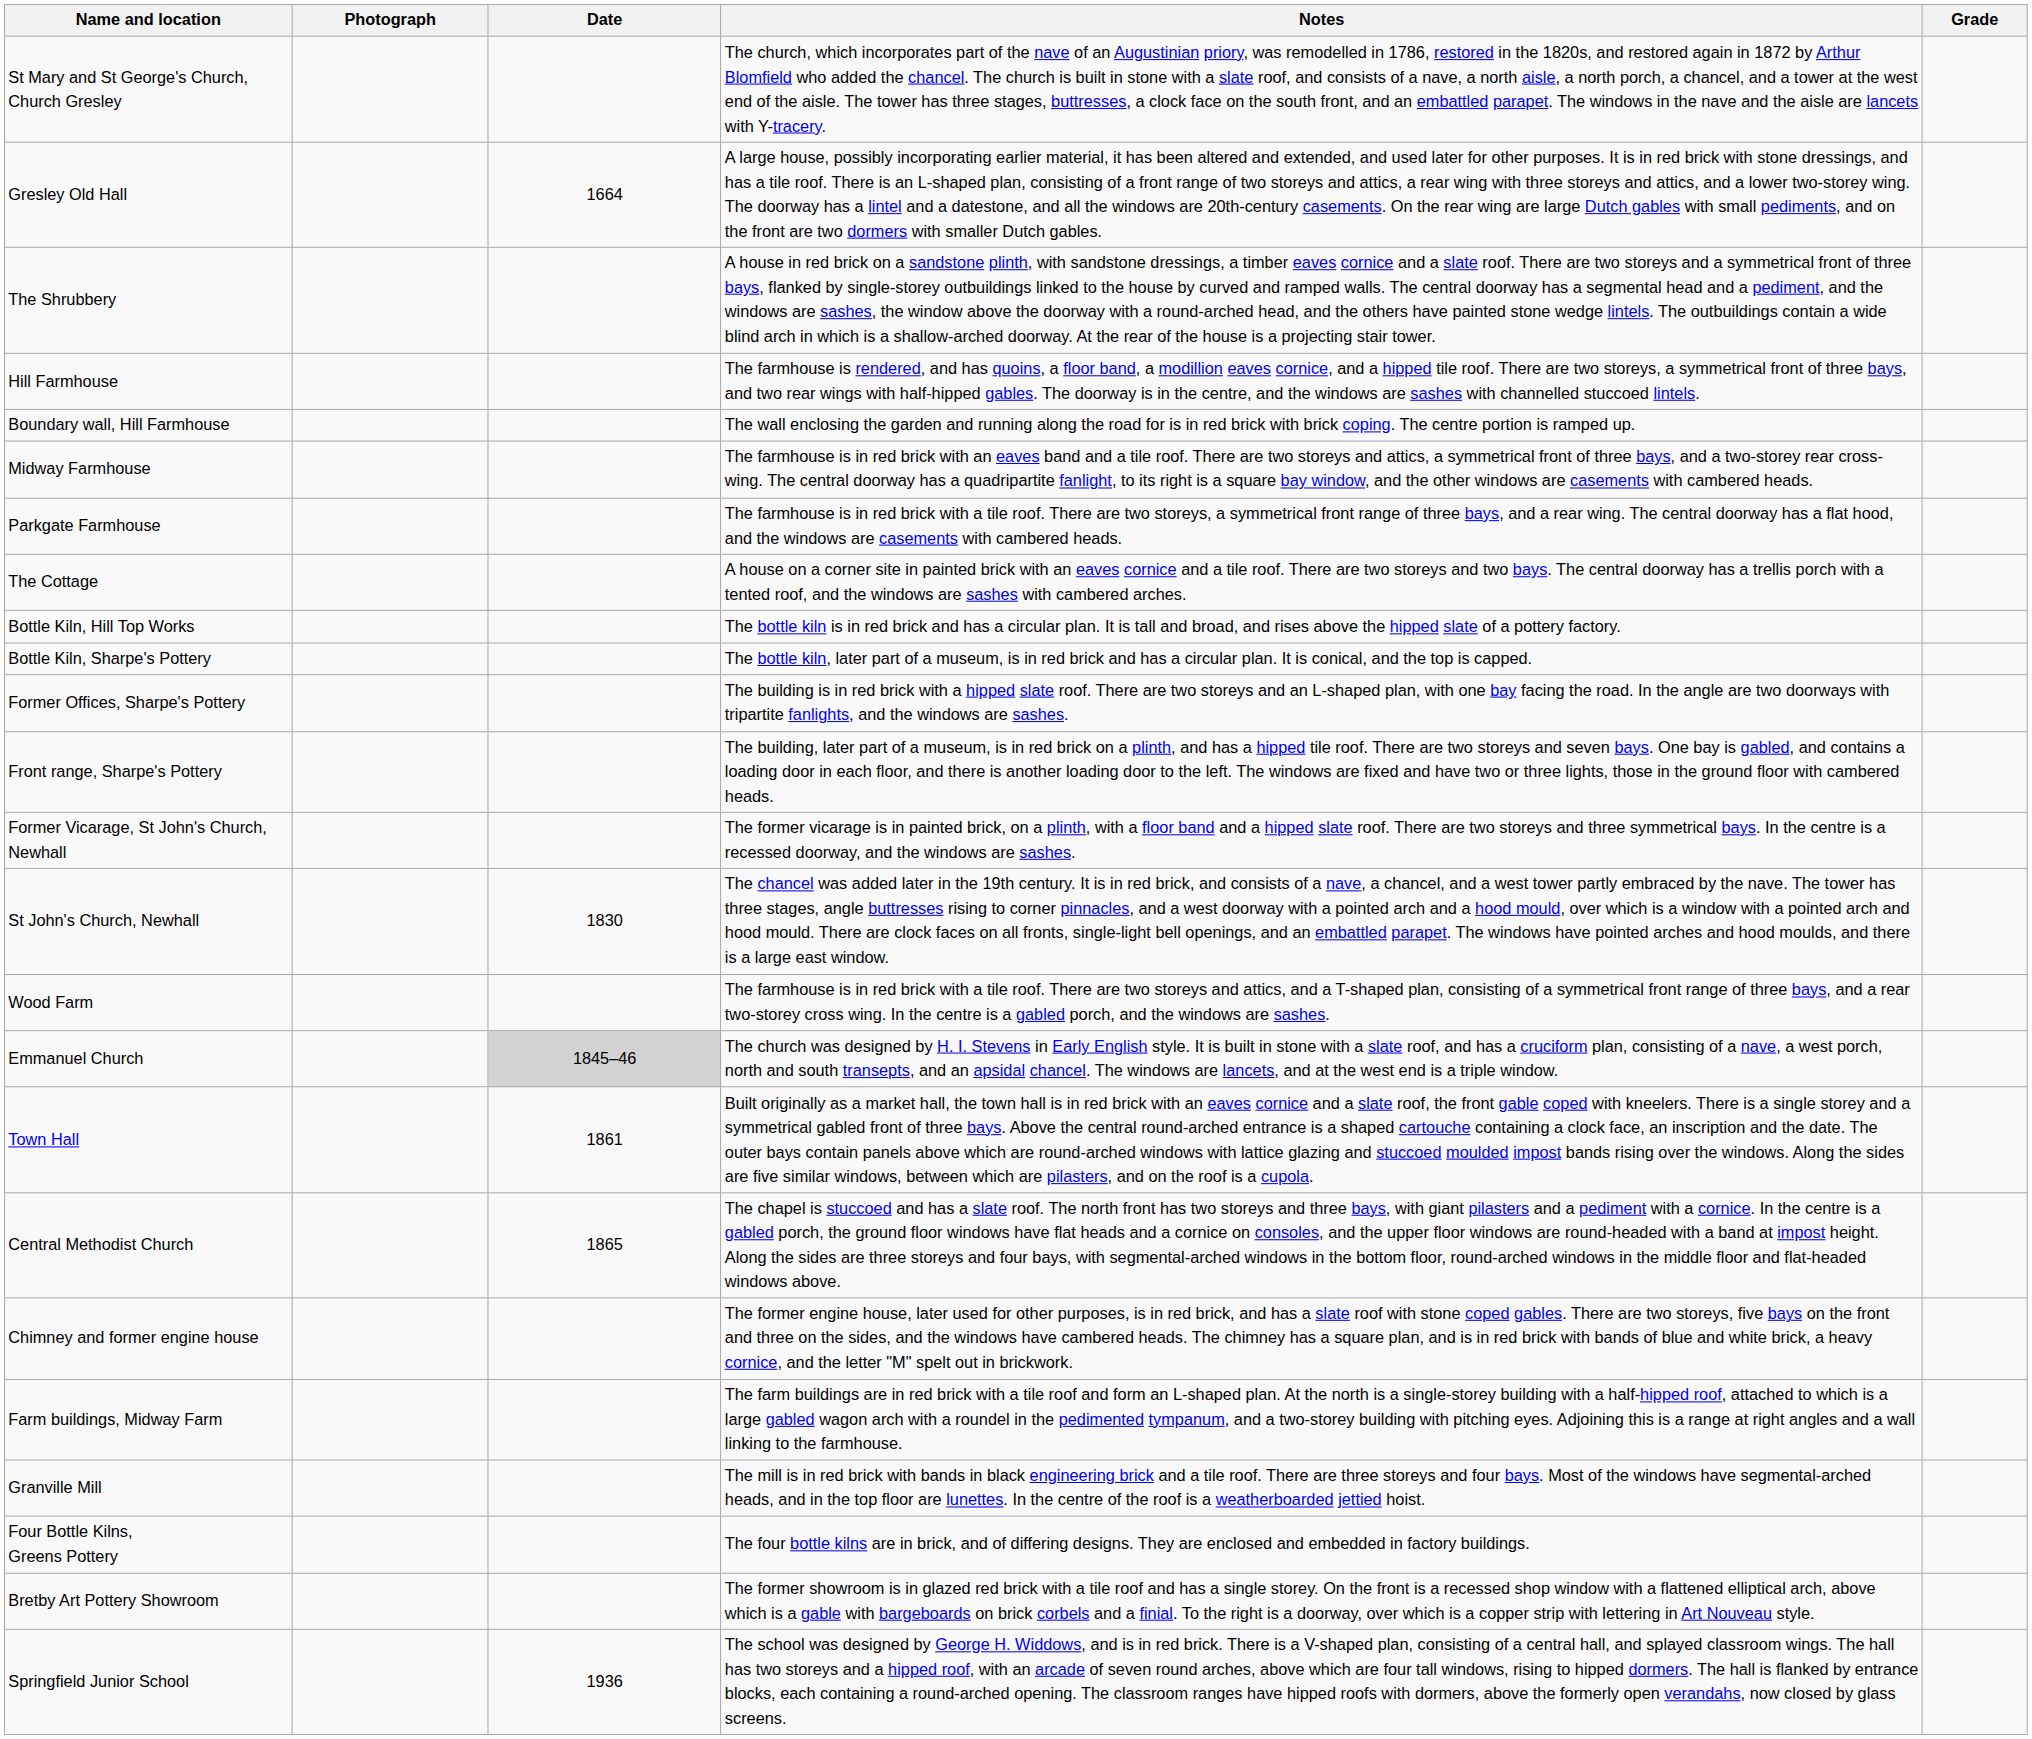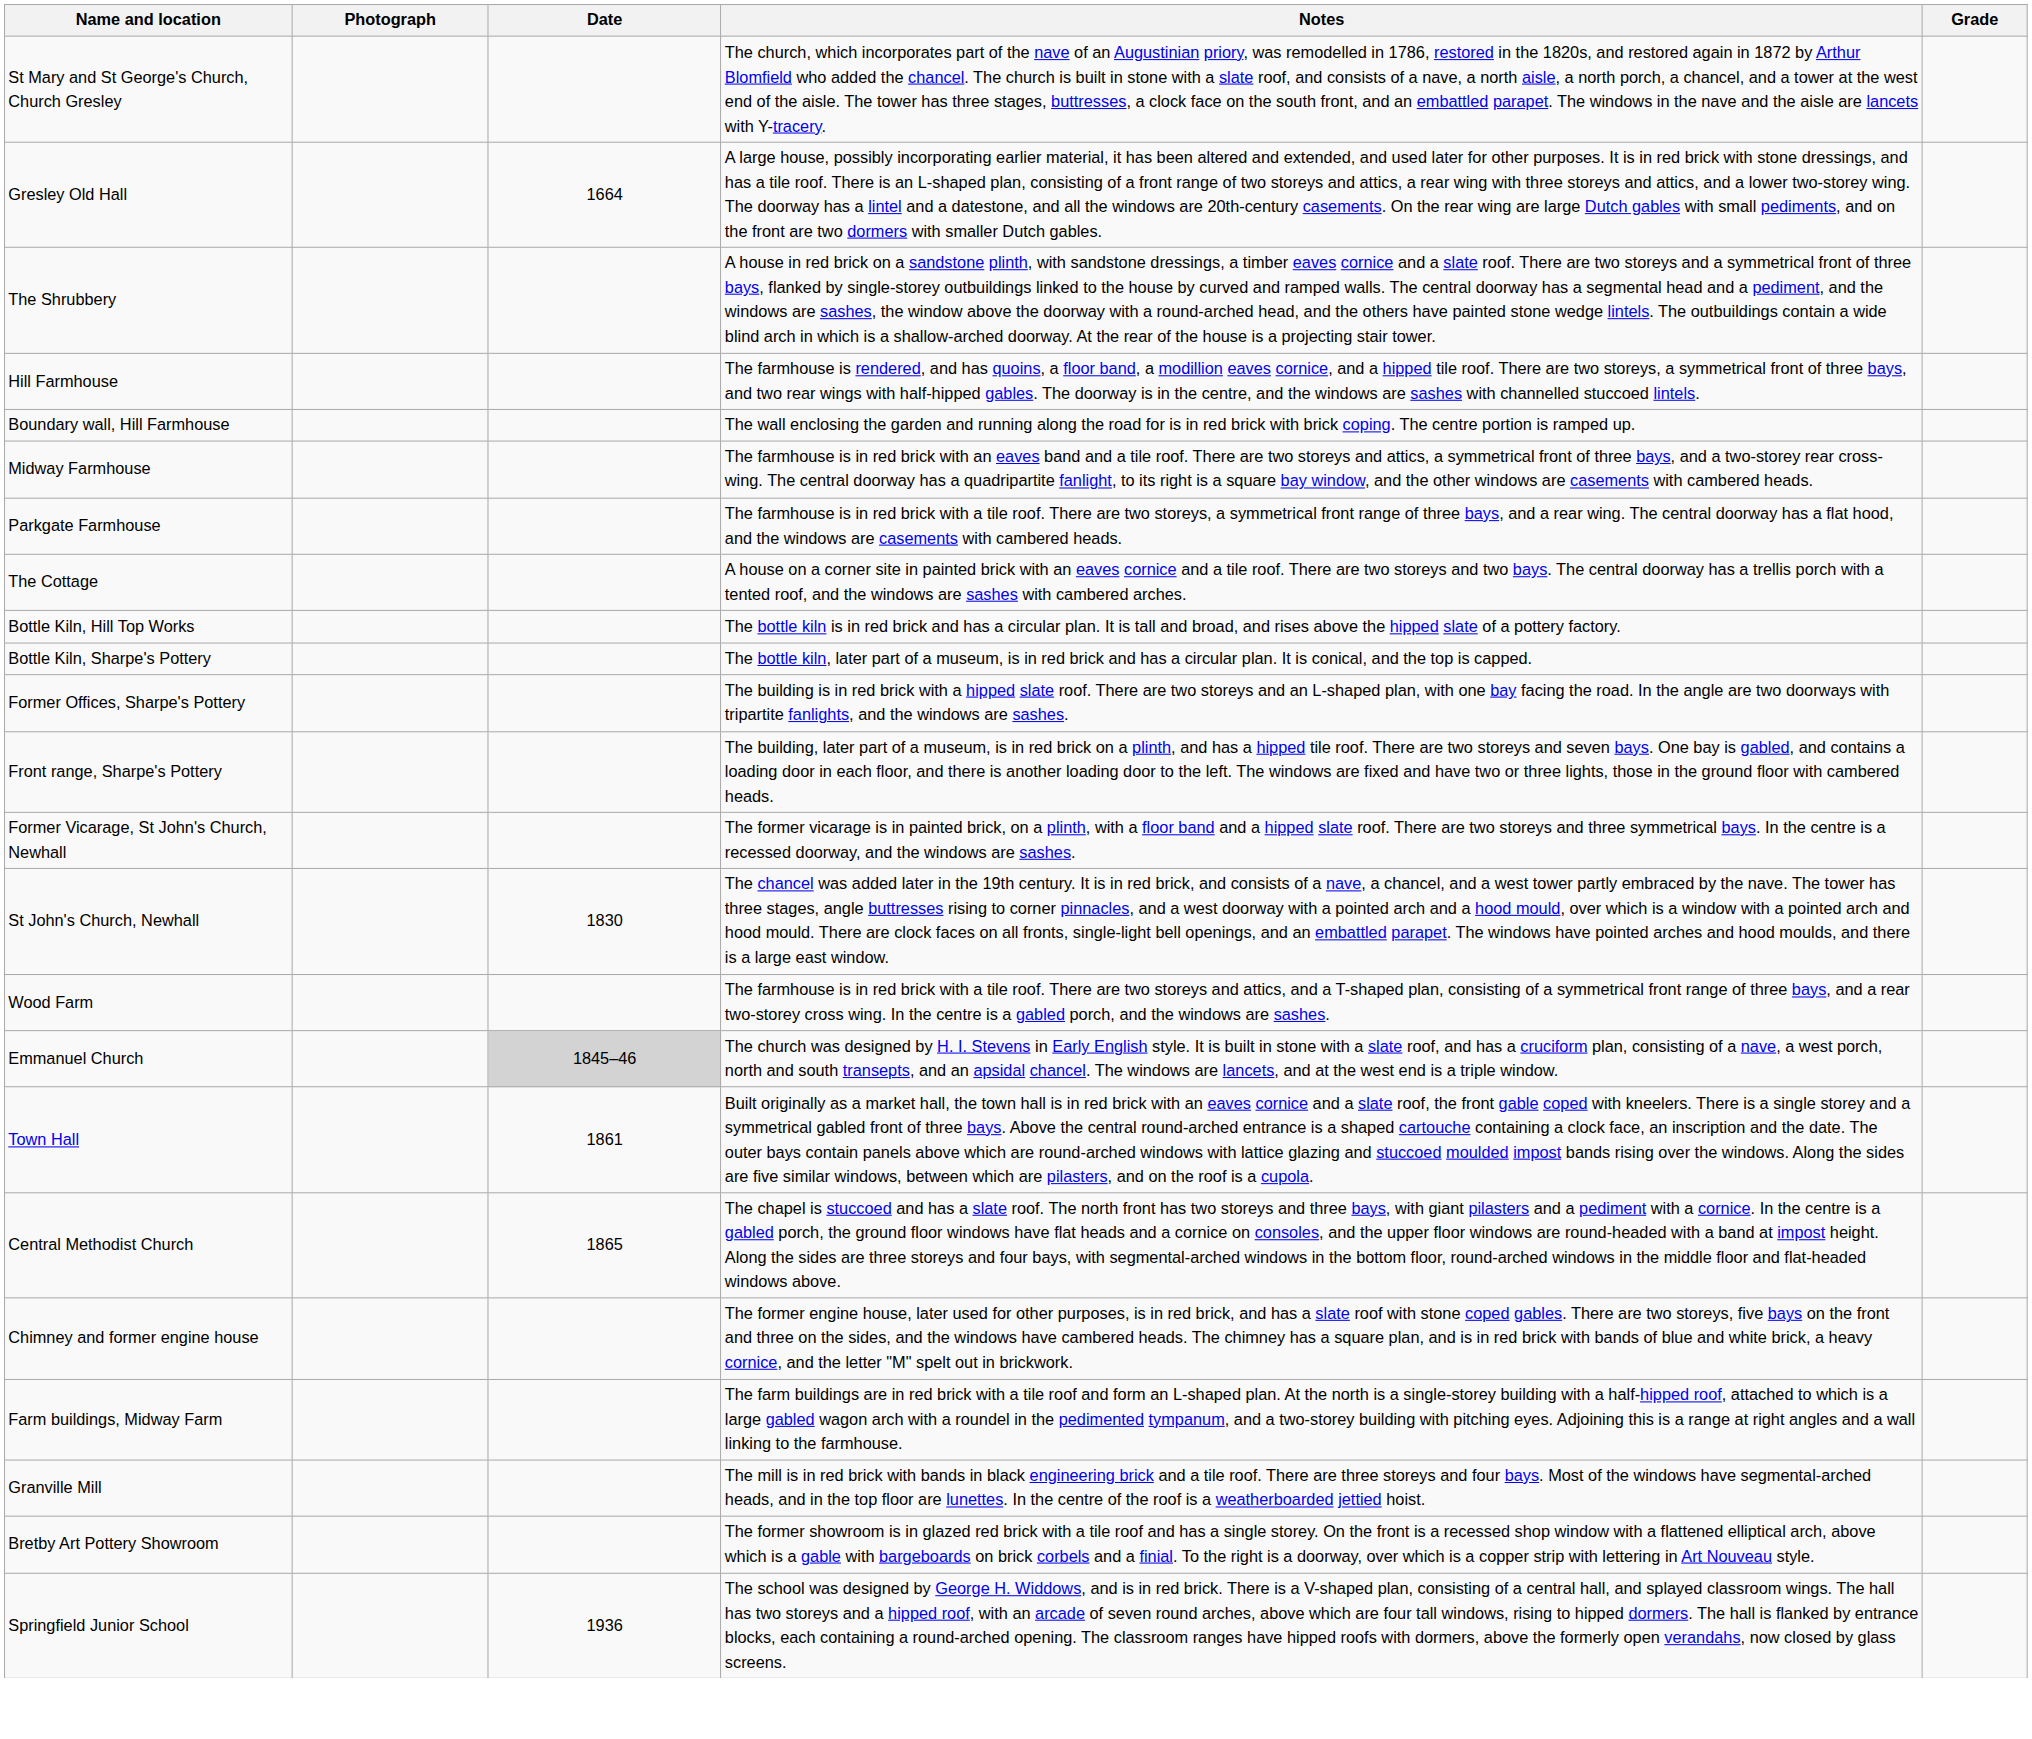- row: (70, 1544)
